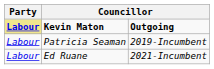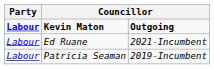(23, 27) khaki background -> (23, 27) no background
rows swapped: (85, 41) <-> (66, 56)
